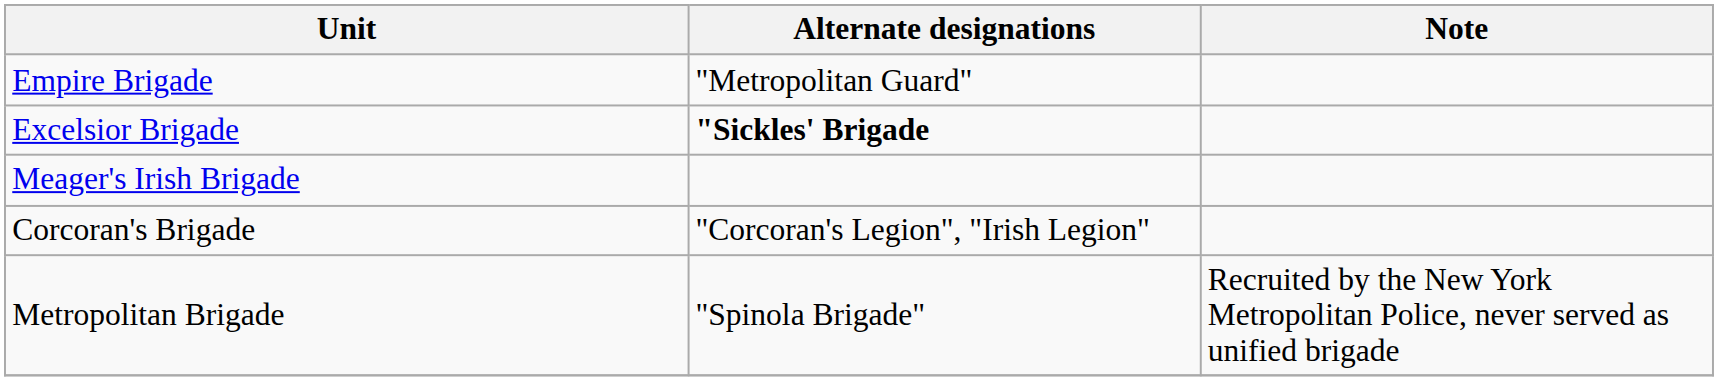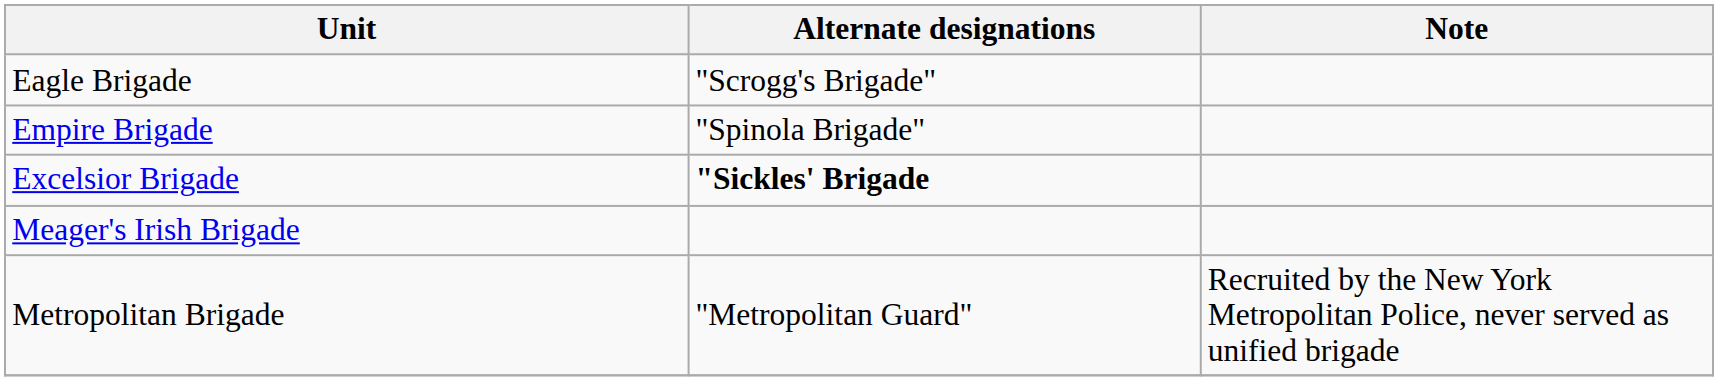+ row: (102, 79)
(834, 79) "Metropolitan Guard" -> (810, 129) "Spinola Brigade"
- row: (134, 229)
(810, 314) "Spinola Brigade" -> (834, 314) "Metropolitan Guard"
